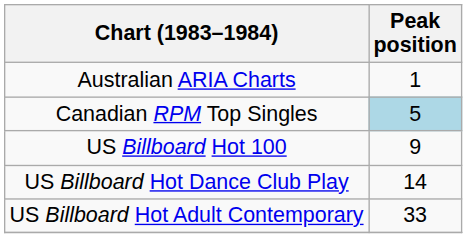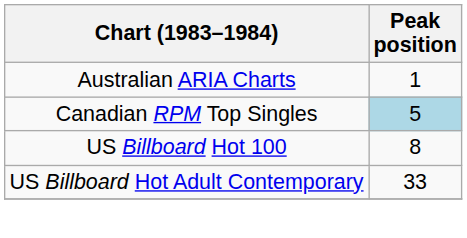(415, 147) 9 -> (415, 147) 8
- row: (187, 181)
